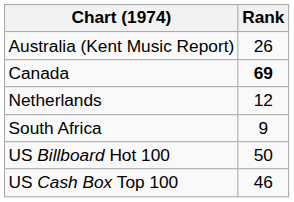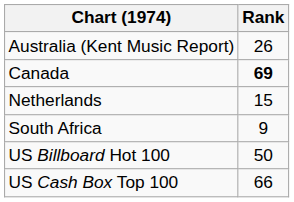(263, 100) 12 -> (263, 100) 15
(263, 182) 46 -> (263, 182) 66
